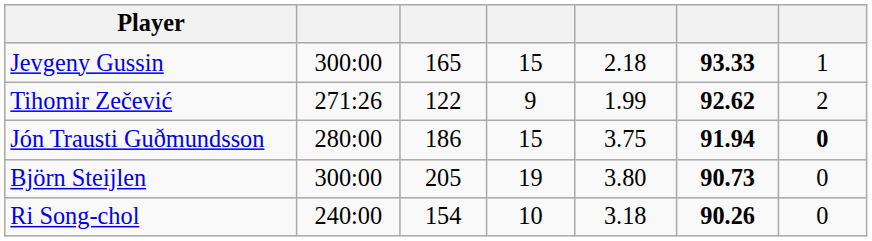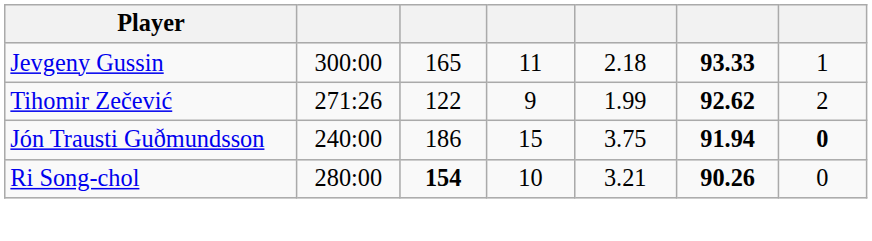(530, 62) 15 -> (530, 62) 11
(348, 139) 280:00 -> (348, 139) 240:00
- row: (78, 178)
(348, 216) 240:00 -> (348, 178) 280:00
(443, 216) normal -> (443, 178) bold
(625, 216) 3.18 -> (625, 178) 3.21
